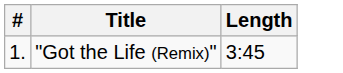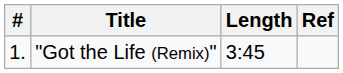+ column: (318, 20)
